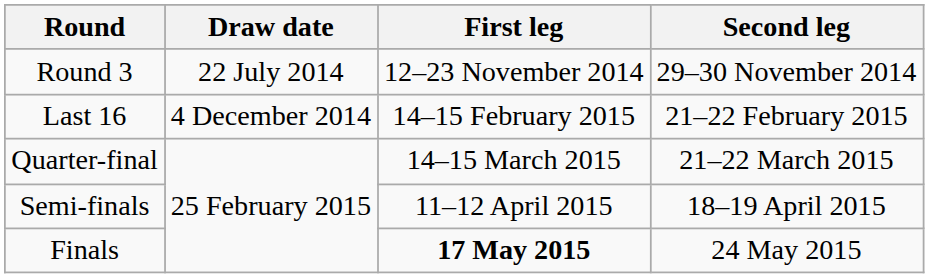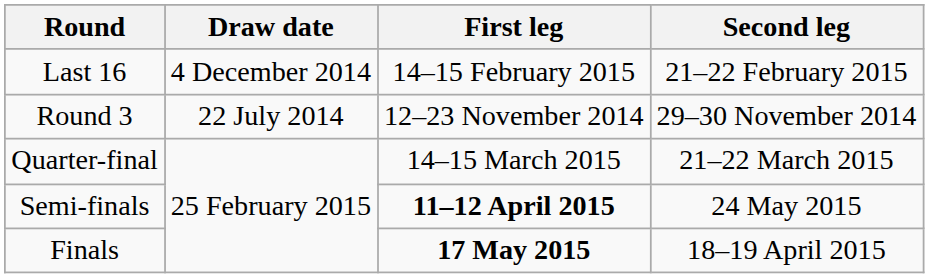rows swapped: (85, 71) <-> (85, 116)
(514, 205) normal -> (514, 205) bold
(786, 205) 18–19 April 2015 -> (786, 205) 24 May 2015
(786, 250) 24 May 2015 -> (786, 250) 18–19 April 2015
